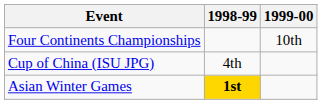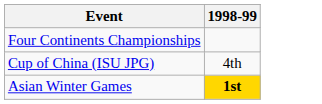- column: (289, 16)
